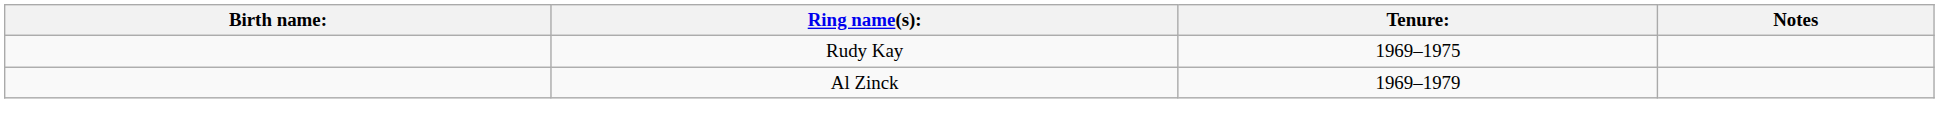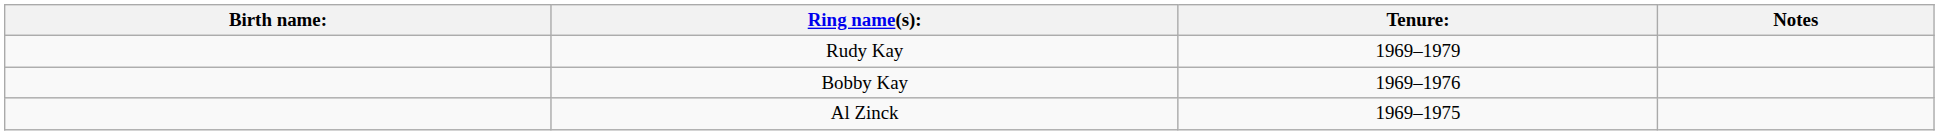(1418, 50) 1969–1975 -> (1418, 50) 1969–1979
+ row: (865, 82)
(1418, 82) 1969–1979 -> (1418, 113) 1969–1975
